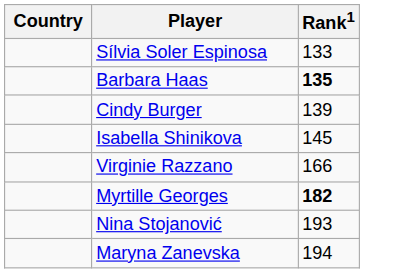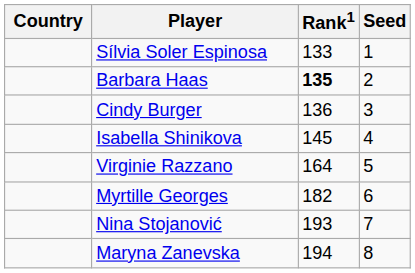+ column: (385, 21)
(317, 109) 139 -> (317, 109) 136
(317, 167) 166 -> (317, 167) 164
(317, 195) bold -> (317, 195) normal
